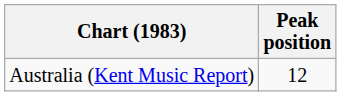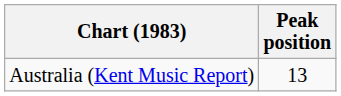(297, 74) 12 -> (297, 74) 13
